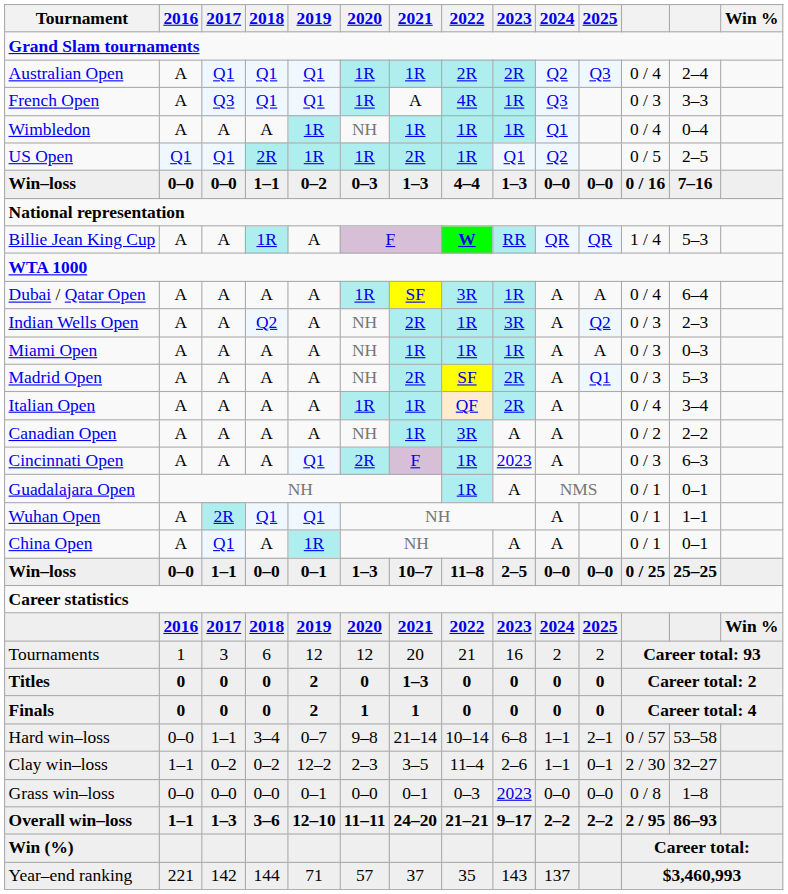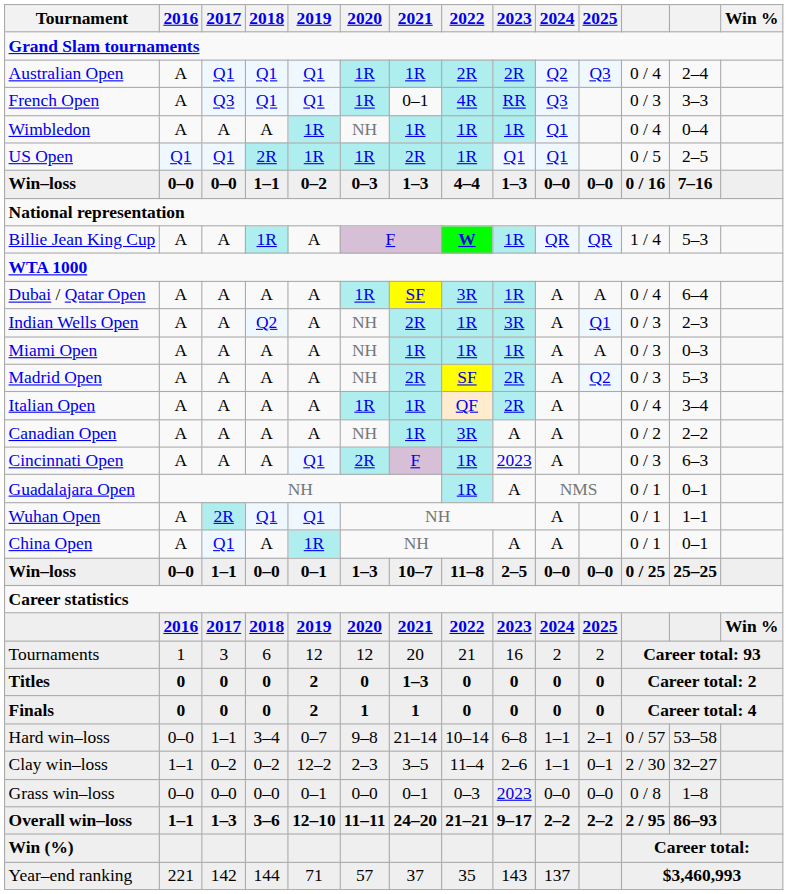(415, 101) A -> (415, 101) 0–1
(514, 101) 1R -> (514, 101) RR
(557, 156) Q2 -> (557, 156) Q1
(514, 239) RR -> (514, 239) 1R
(600, 322) Q2 -> (600, 322) Q1
(600, 377) Q1 -> (600, 377) Q2
